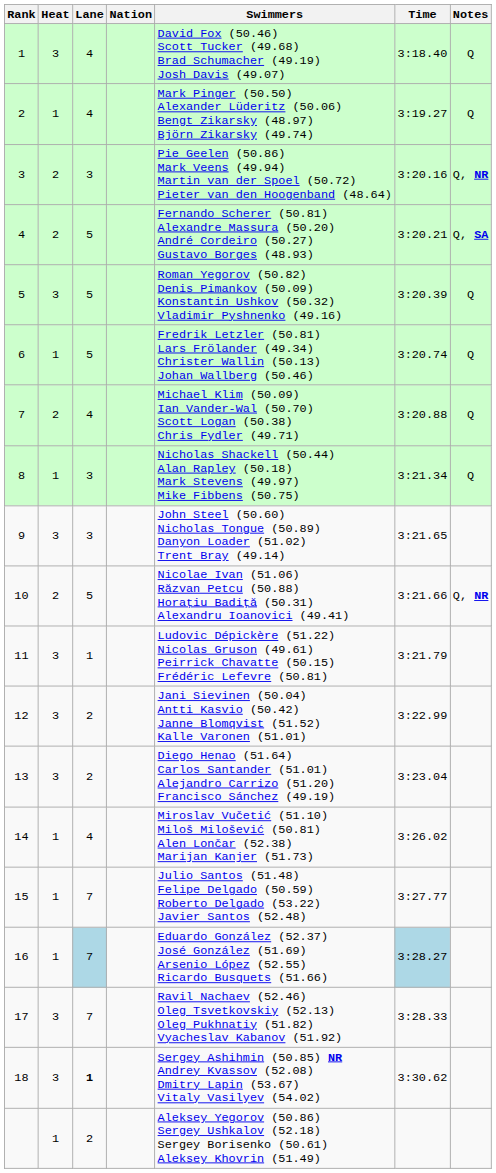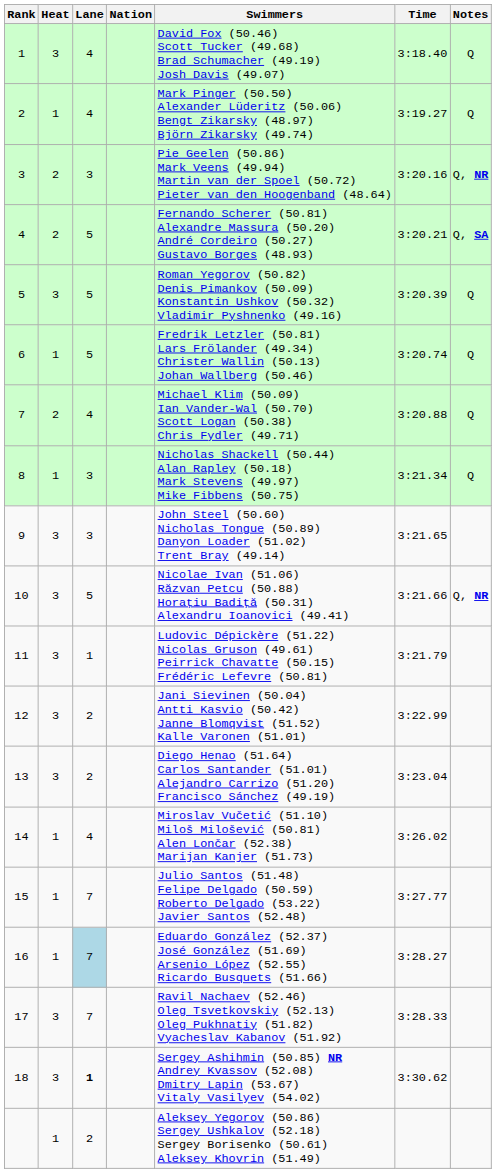(56, 596) 2 -> (56, 596) 3
(422, 957) lightblue background -> (422, 957) no background
